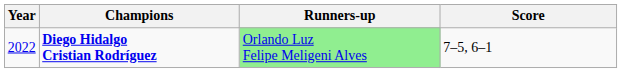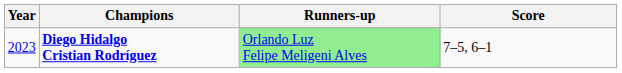(22, 47) 2022 -> (22, 47) 2023
